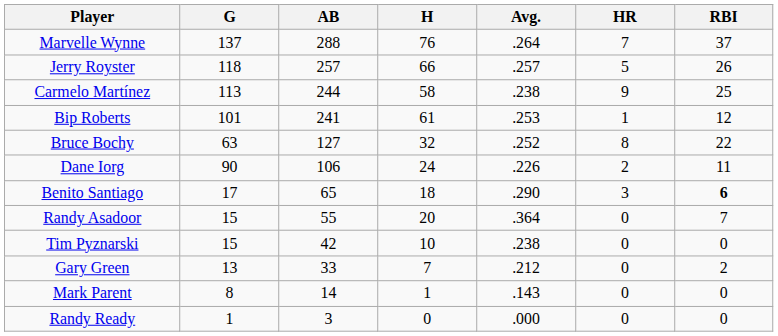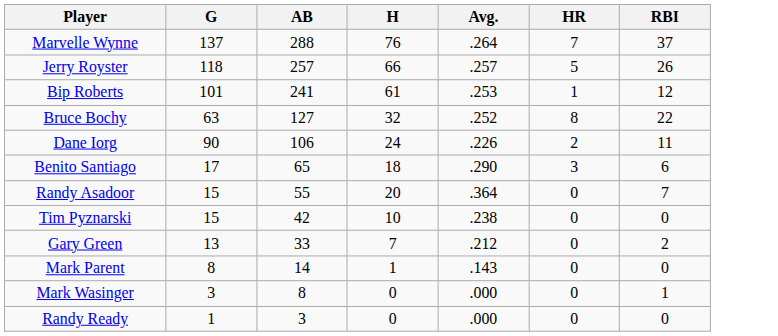- row: (92, 92)
(724, 192) bold -> (665, 167) normal
+ row: (85, 293)
